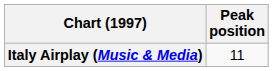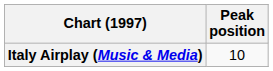(237, 54) 11 -> (237, 54) 10
